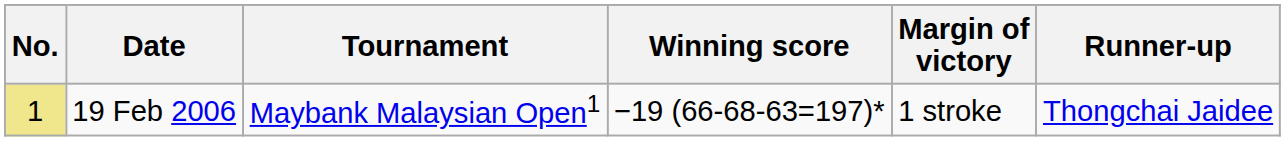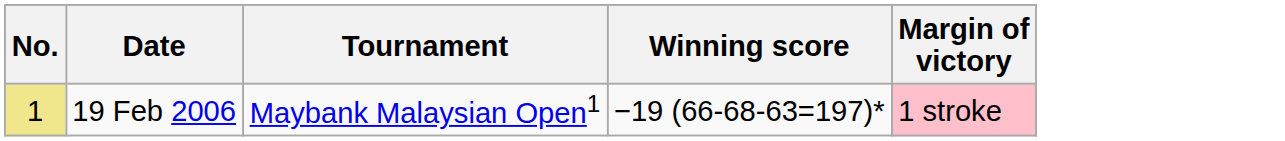- column: (1158, 45)
(950, 110) no background -> (950, 110) pink background
